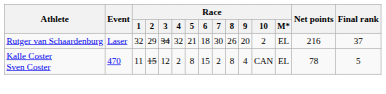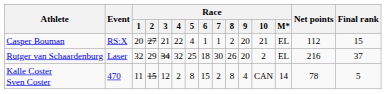+ row: (36, 41)
(192, 41) 21 -> (192, 56) 25
(284, 61) EL -> (284, 76) 14
